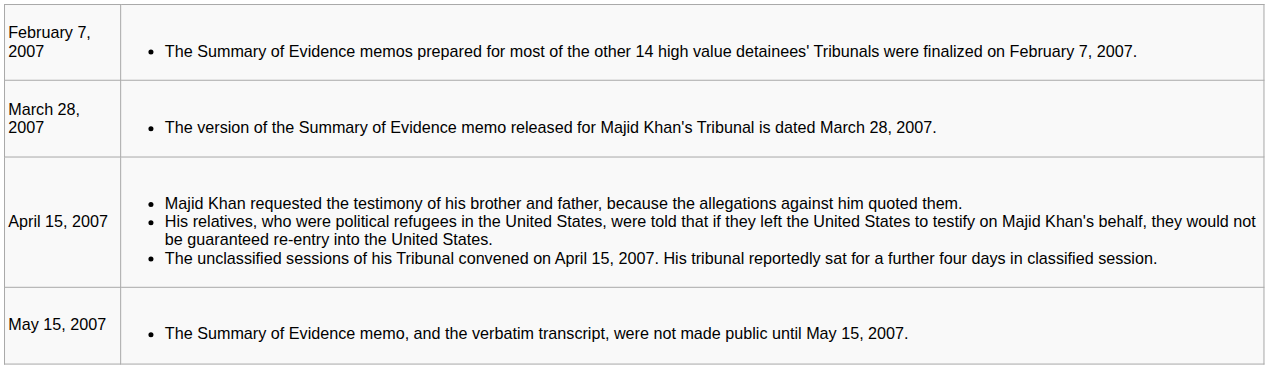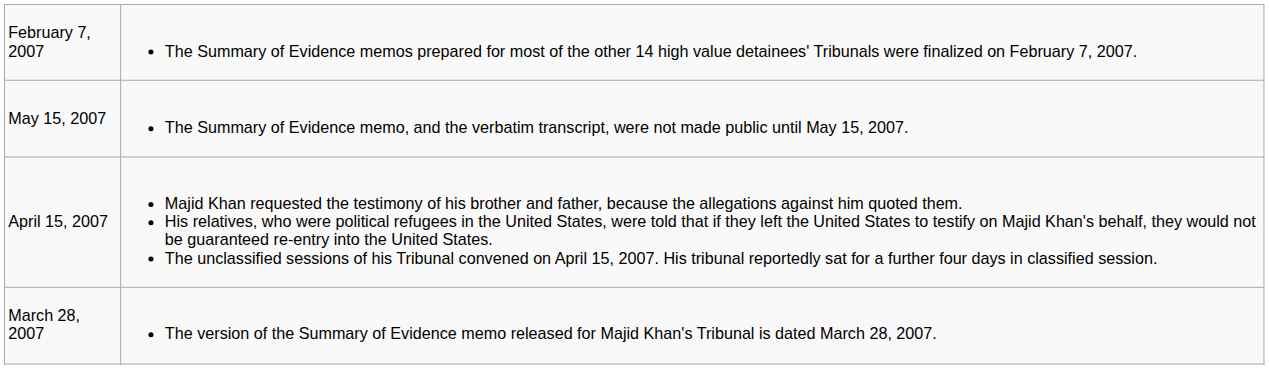rows swapped: (44, 118) <-> (57, 325)
